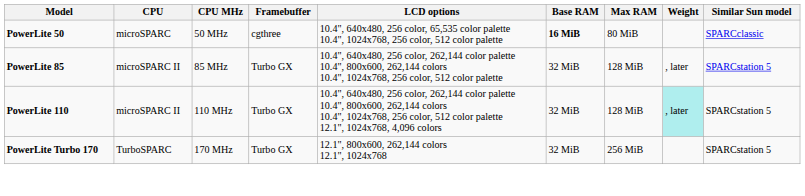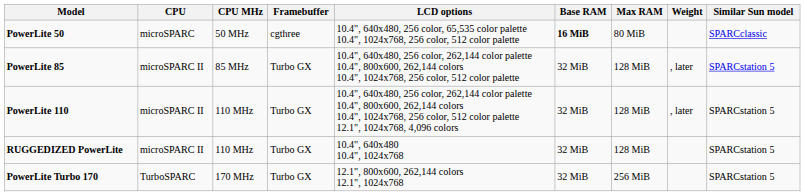(677, 111) paleturquoise background -> (681, 111) no background
+ row: (65, 150)
